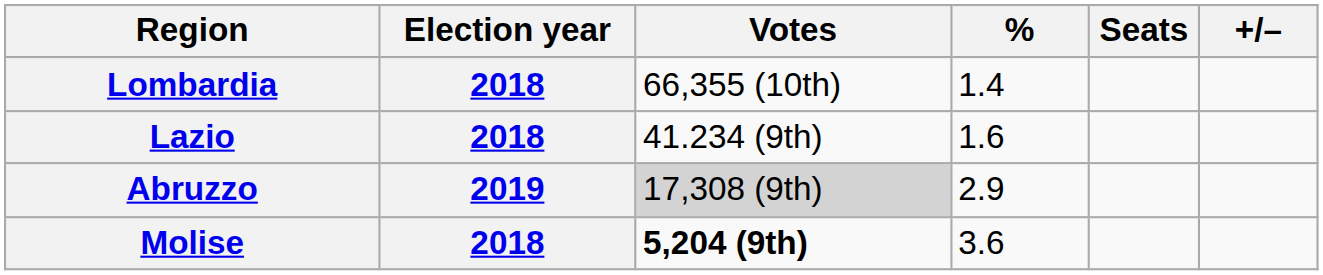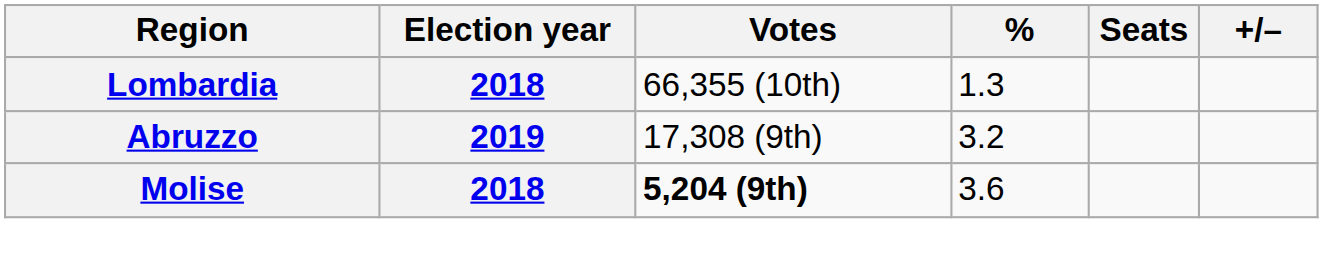(981, 83) 1.4 -> (981, 83) 1.3
- row: (192, 136)
(733, 189) lightgrey background -> (733, 136) no background
(981, 189) 2.9 -> (981, 136) 3.2
